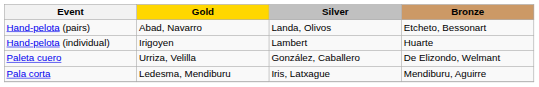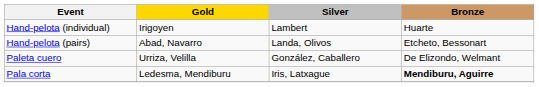rows swapped: (58, 43) <-> (48, 27)
(445, 74) normal -> (449, 74) bold
